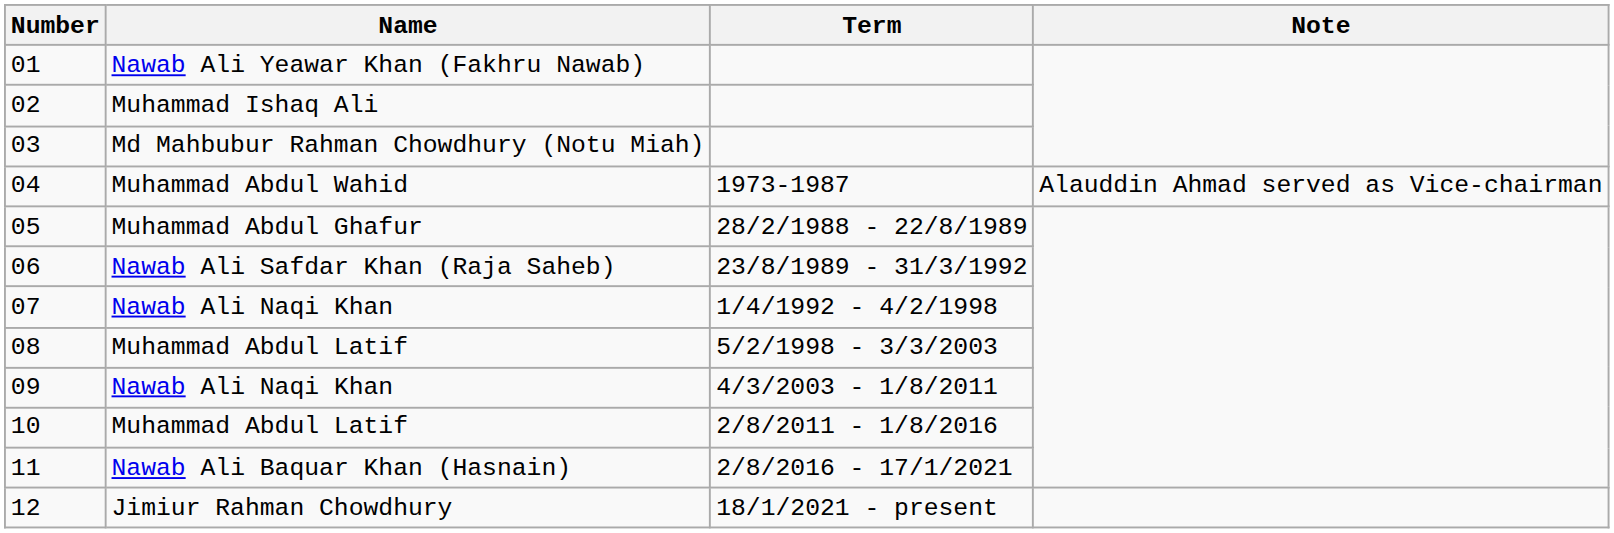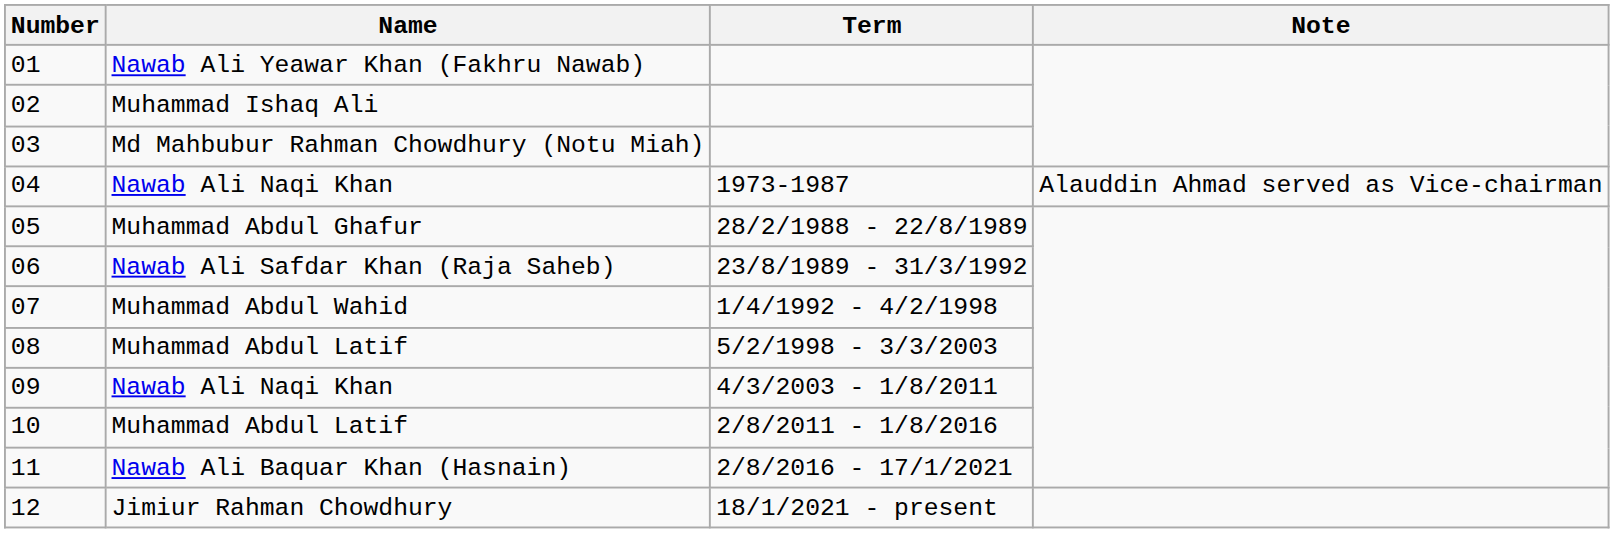(260, 186) Muhammad Abdul Wahid -> (252, 186) Nawab Ali Naqi Khan
(252, 307) Nawab Ali Naqi Khan -> (260, 307) Muhammad Abdul Wahid
